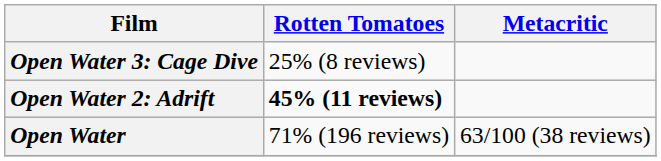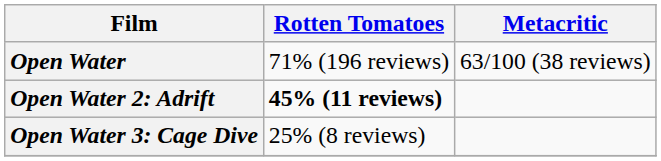rows swapped: (68, 135) <-> (134, 60)
